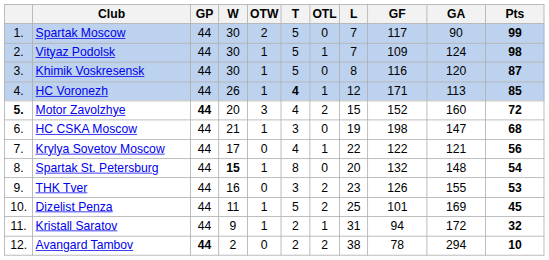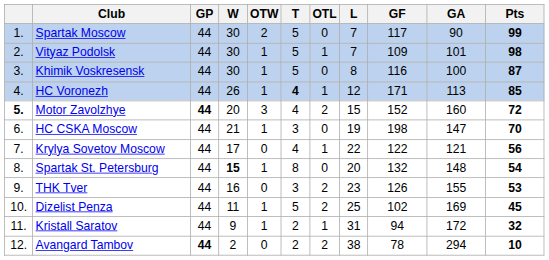(456, 52) 124 -> (456, 52) 101
(456, 71) 120 -> (456, 71) 100
(515, 129) 68 -> (515, 129) 70
(397, 206) 101 -> (397, 206) 102
